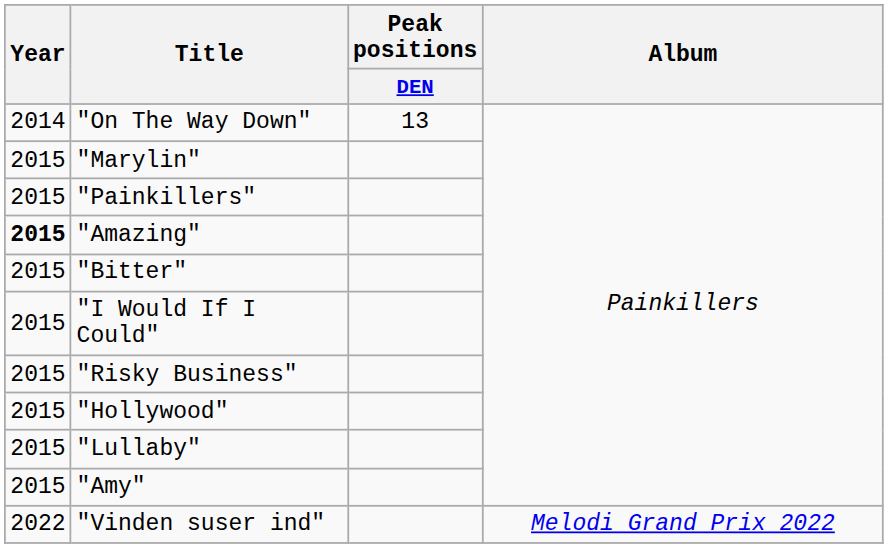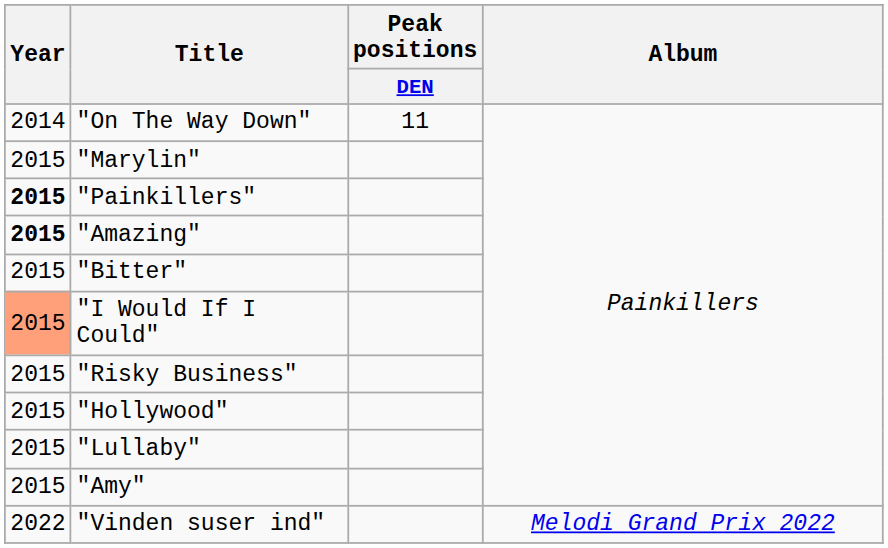(415, 122) 13 -> (415, 122) 11
(38, 197) normal -> (38, 197) bold
(38, 323) no background -> (38, 323) lightsalmon background
